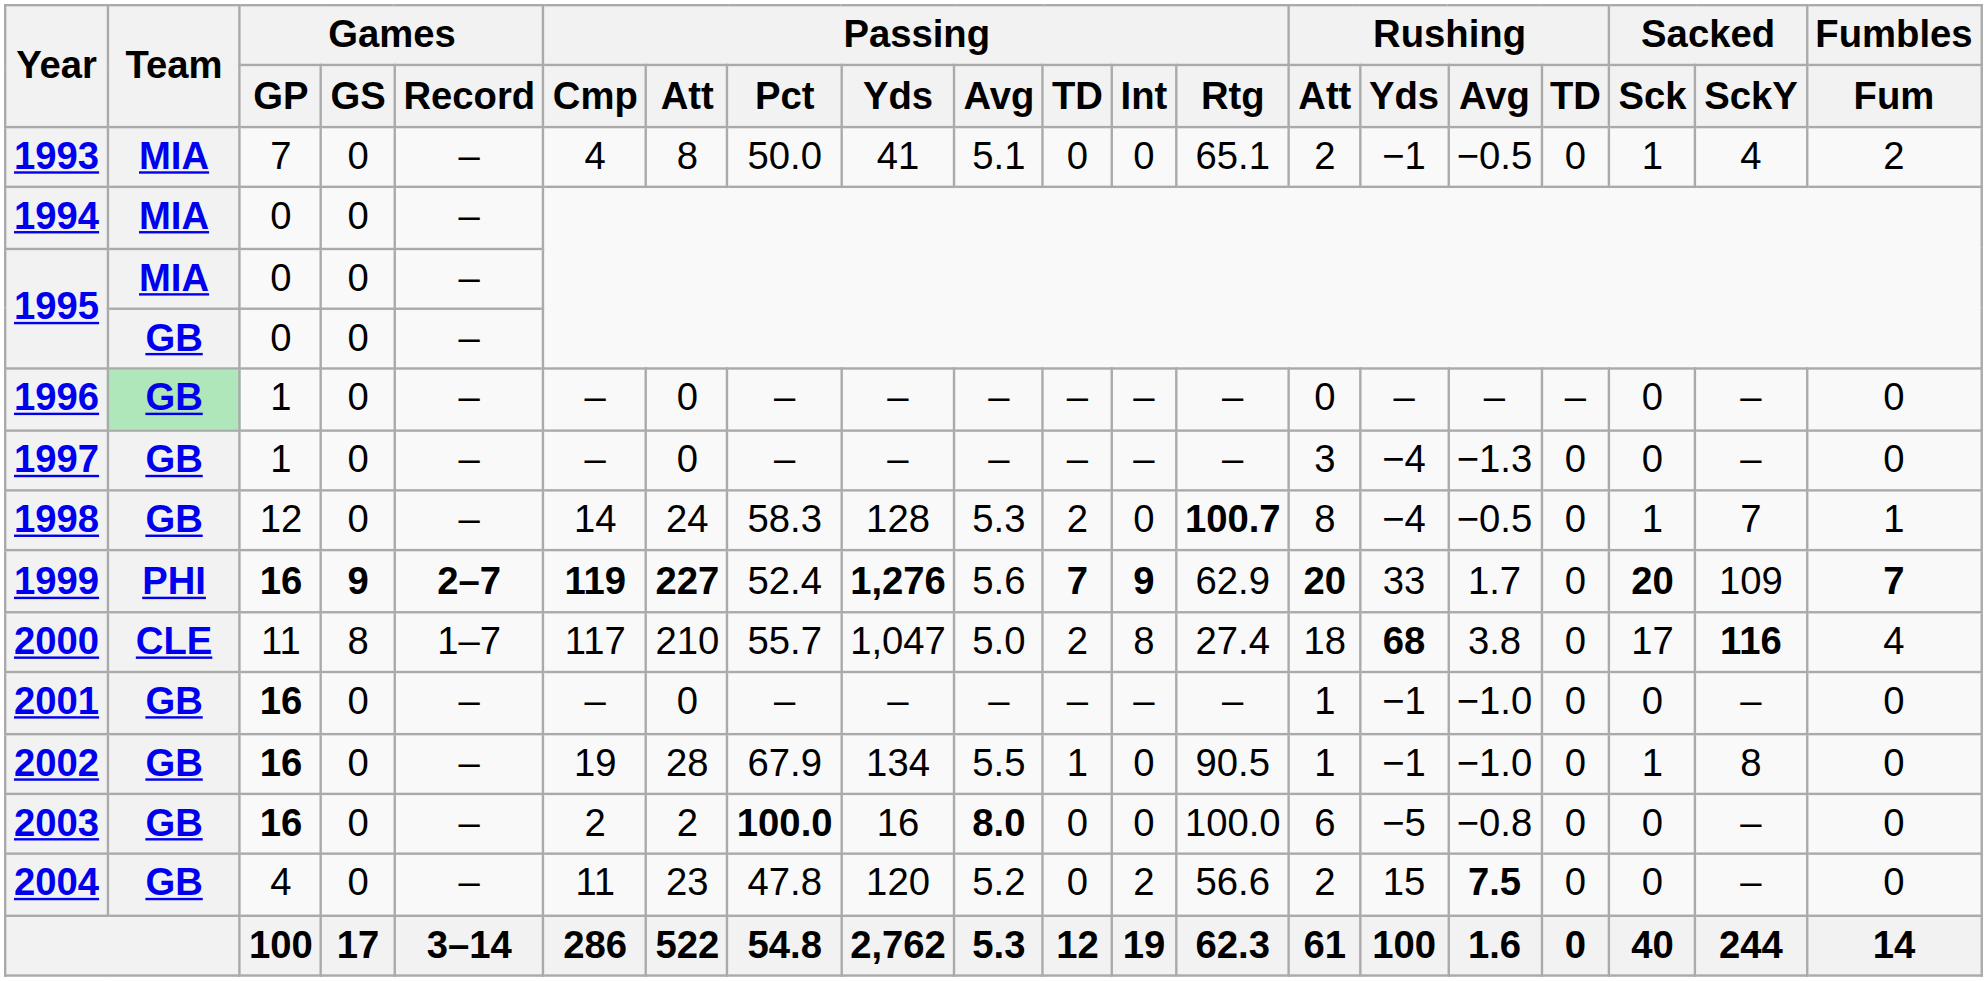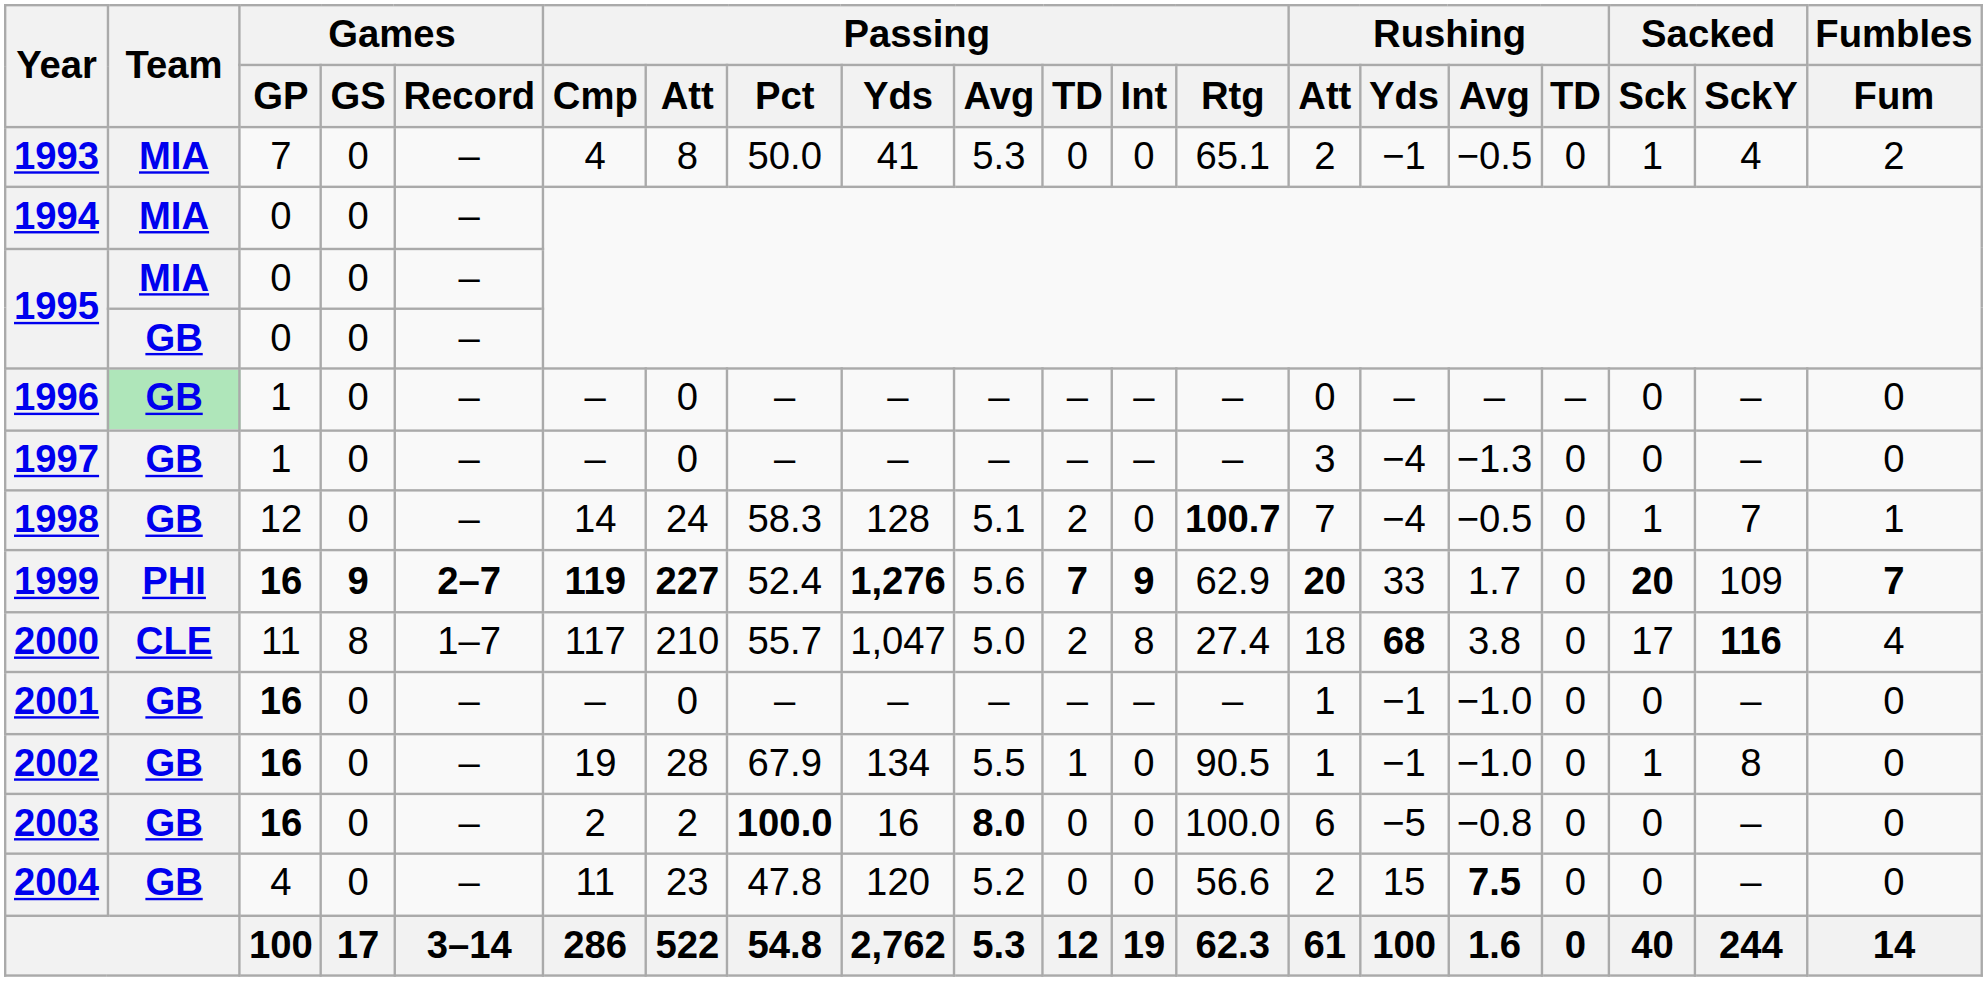(999, 156) 5.1 -> (999, 156) 5.3
(999, 519) 5.3 -> (999, 519) 5.1
(1325, 519) 8 -> (1325, 519) 7
(1144, 883) 2 -> (1144, 883) 0
